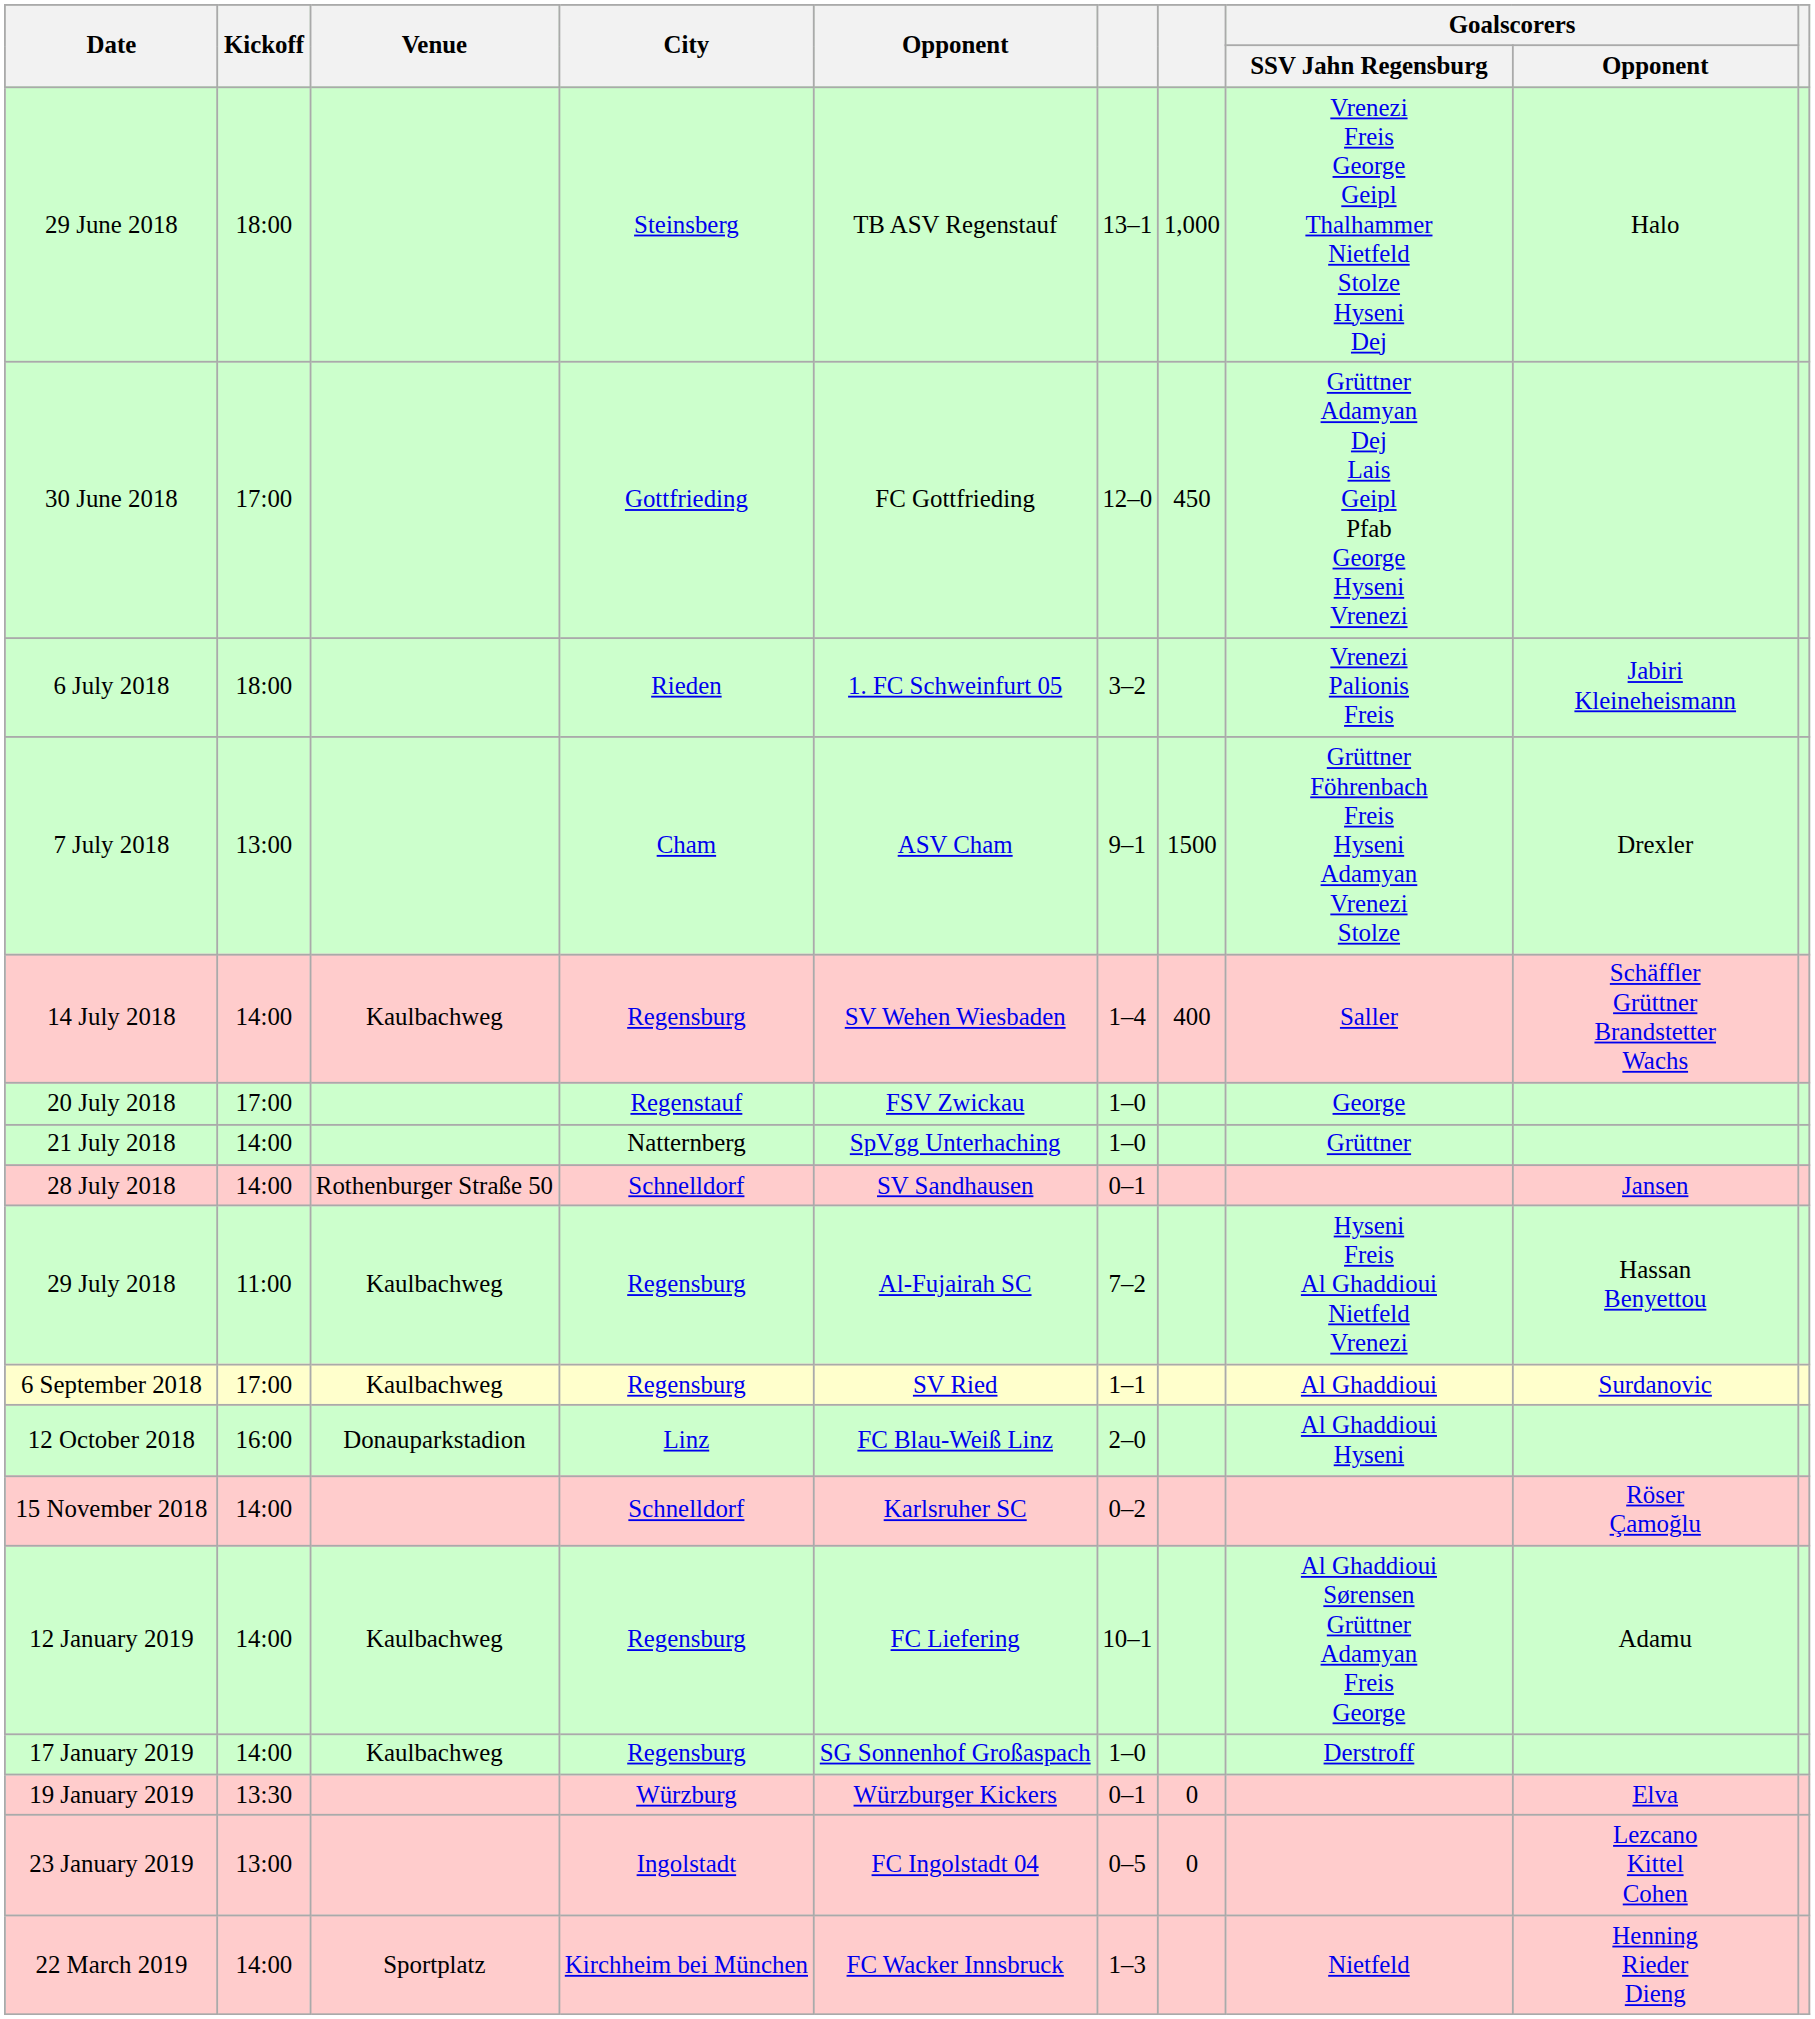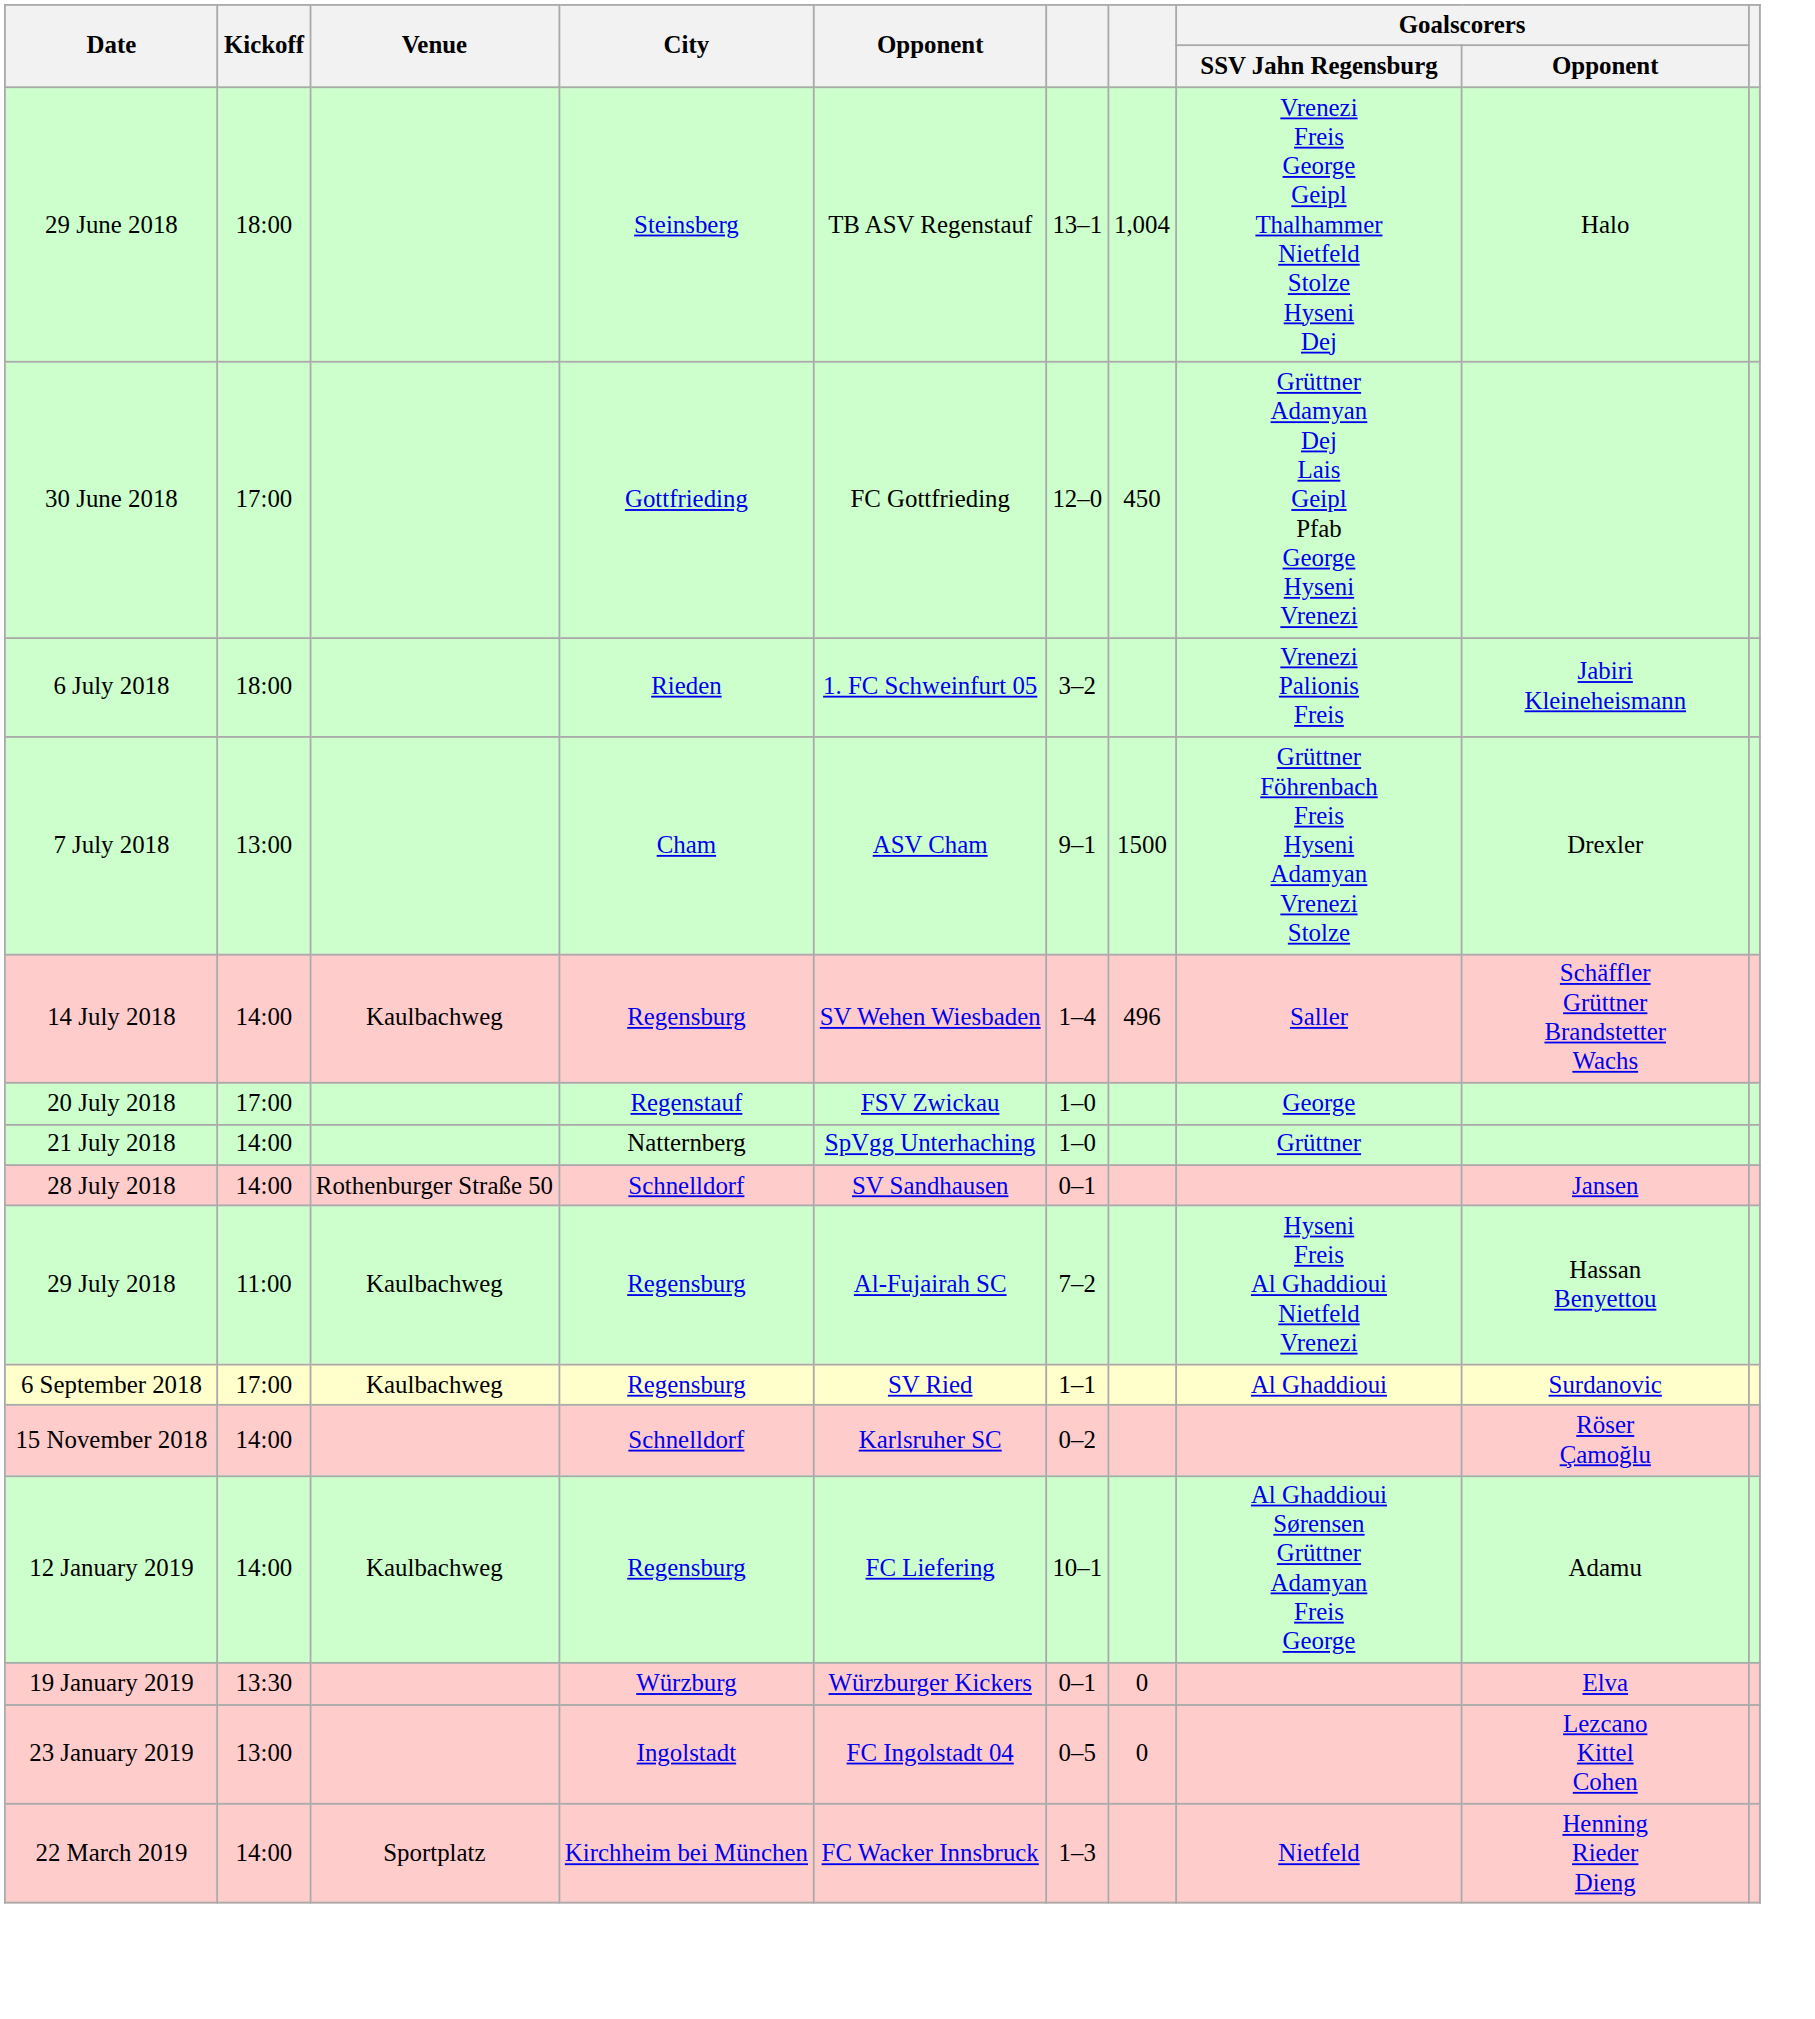(1192, 223) 1,000 -> (1142, 223) 1,004
(1192, 1017) 400 -> (1142, 1017) 496
- row: (111, 1439)
- row: (111, 1753)
